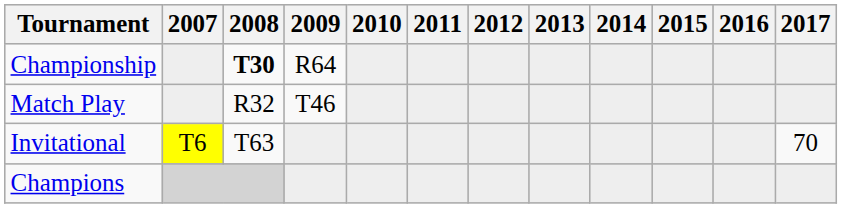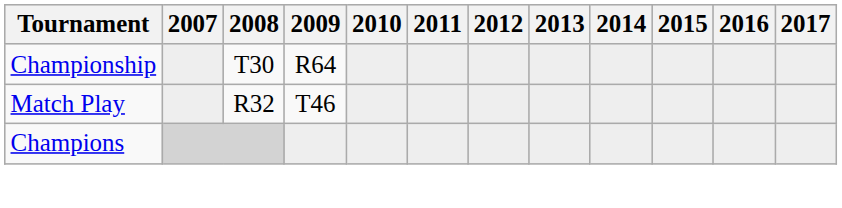(254, 63) bold -> (254, 63) normal
- row: (68, 143)
